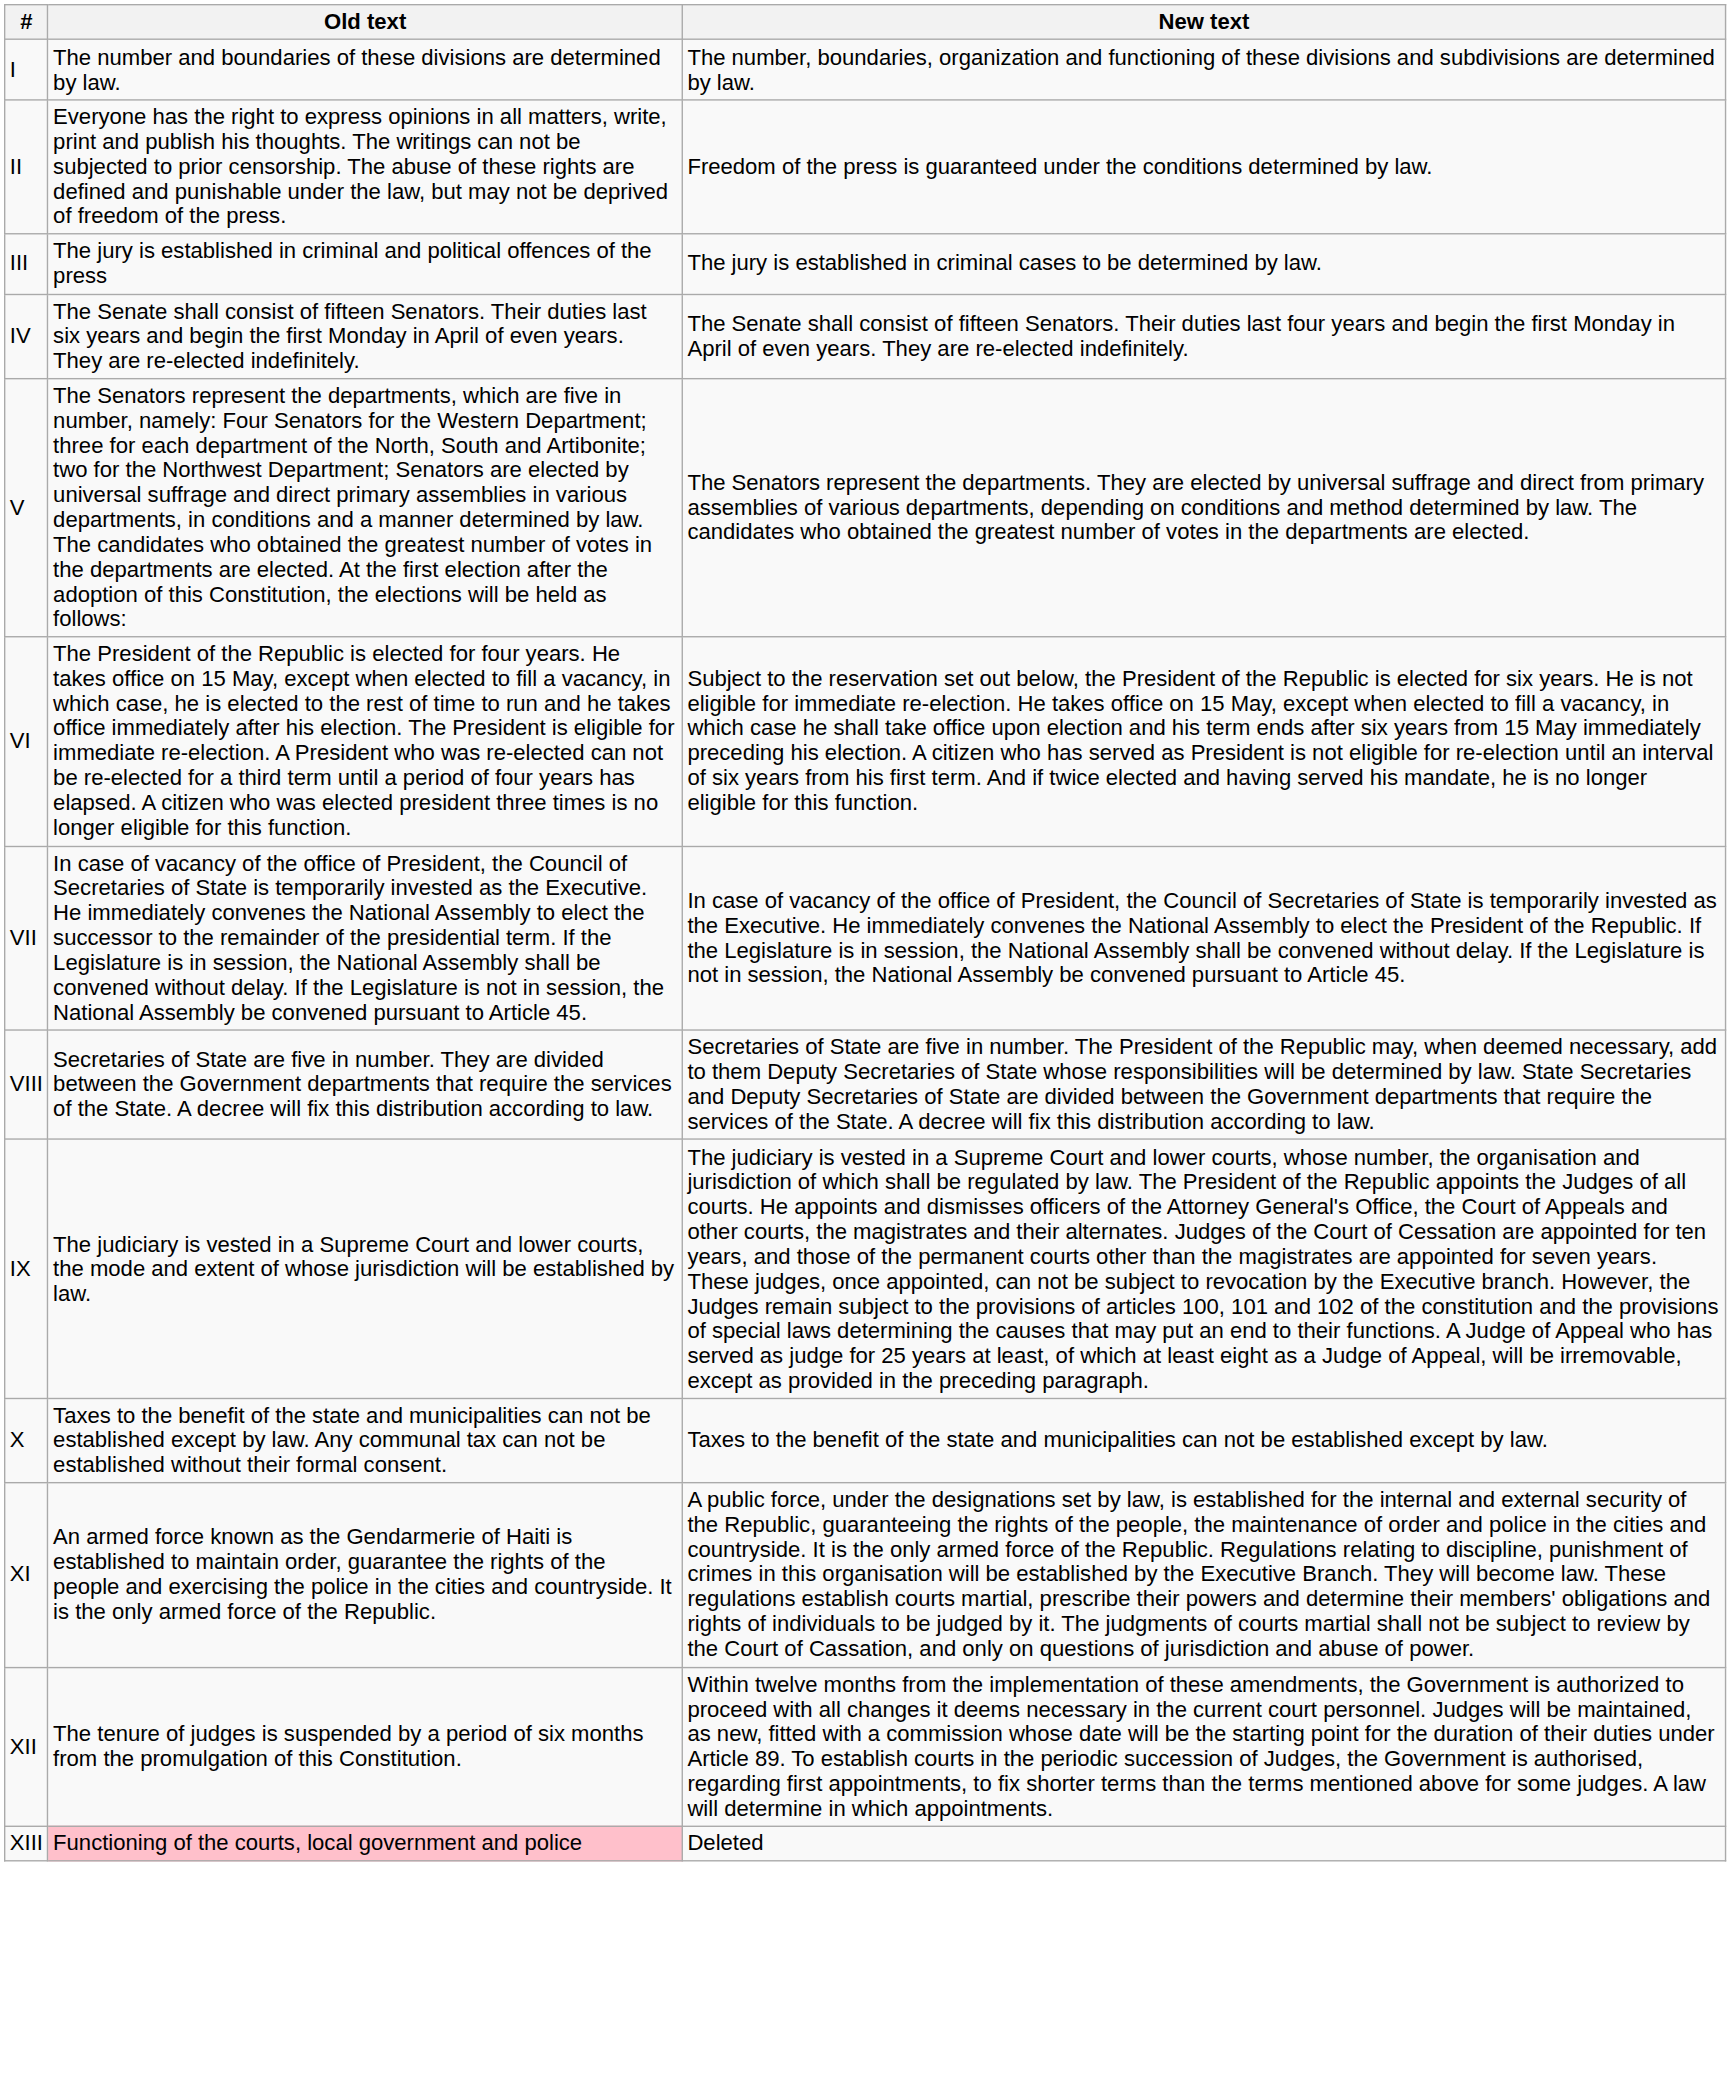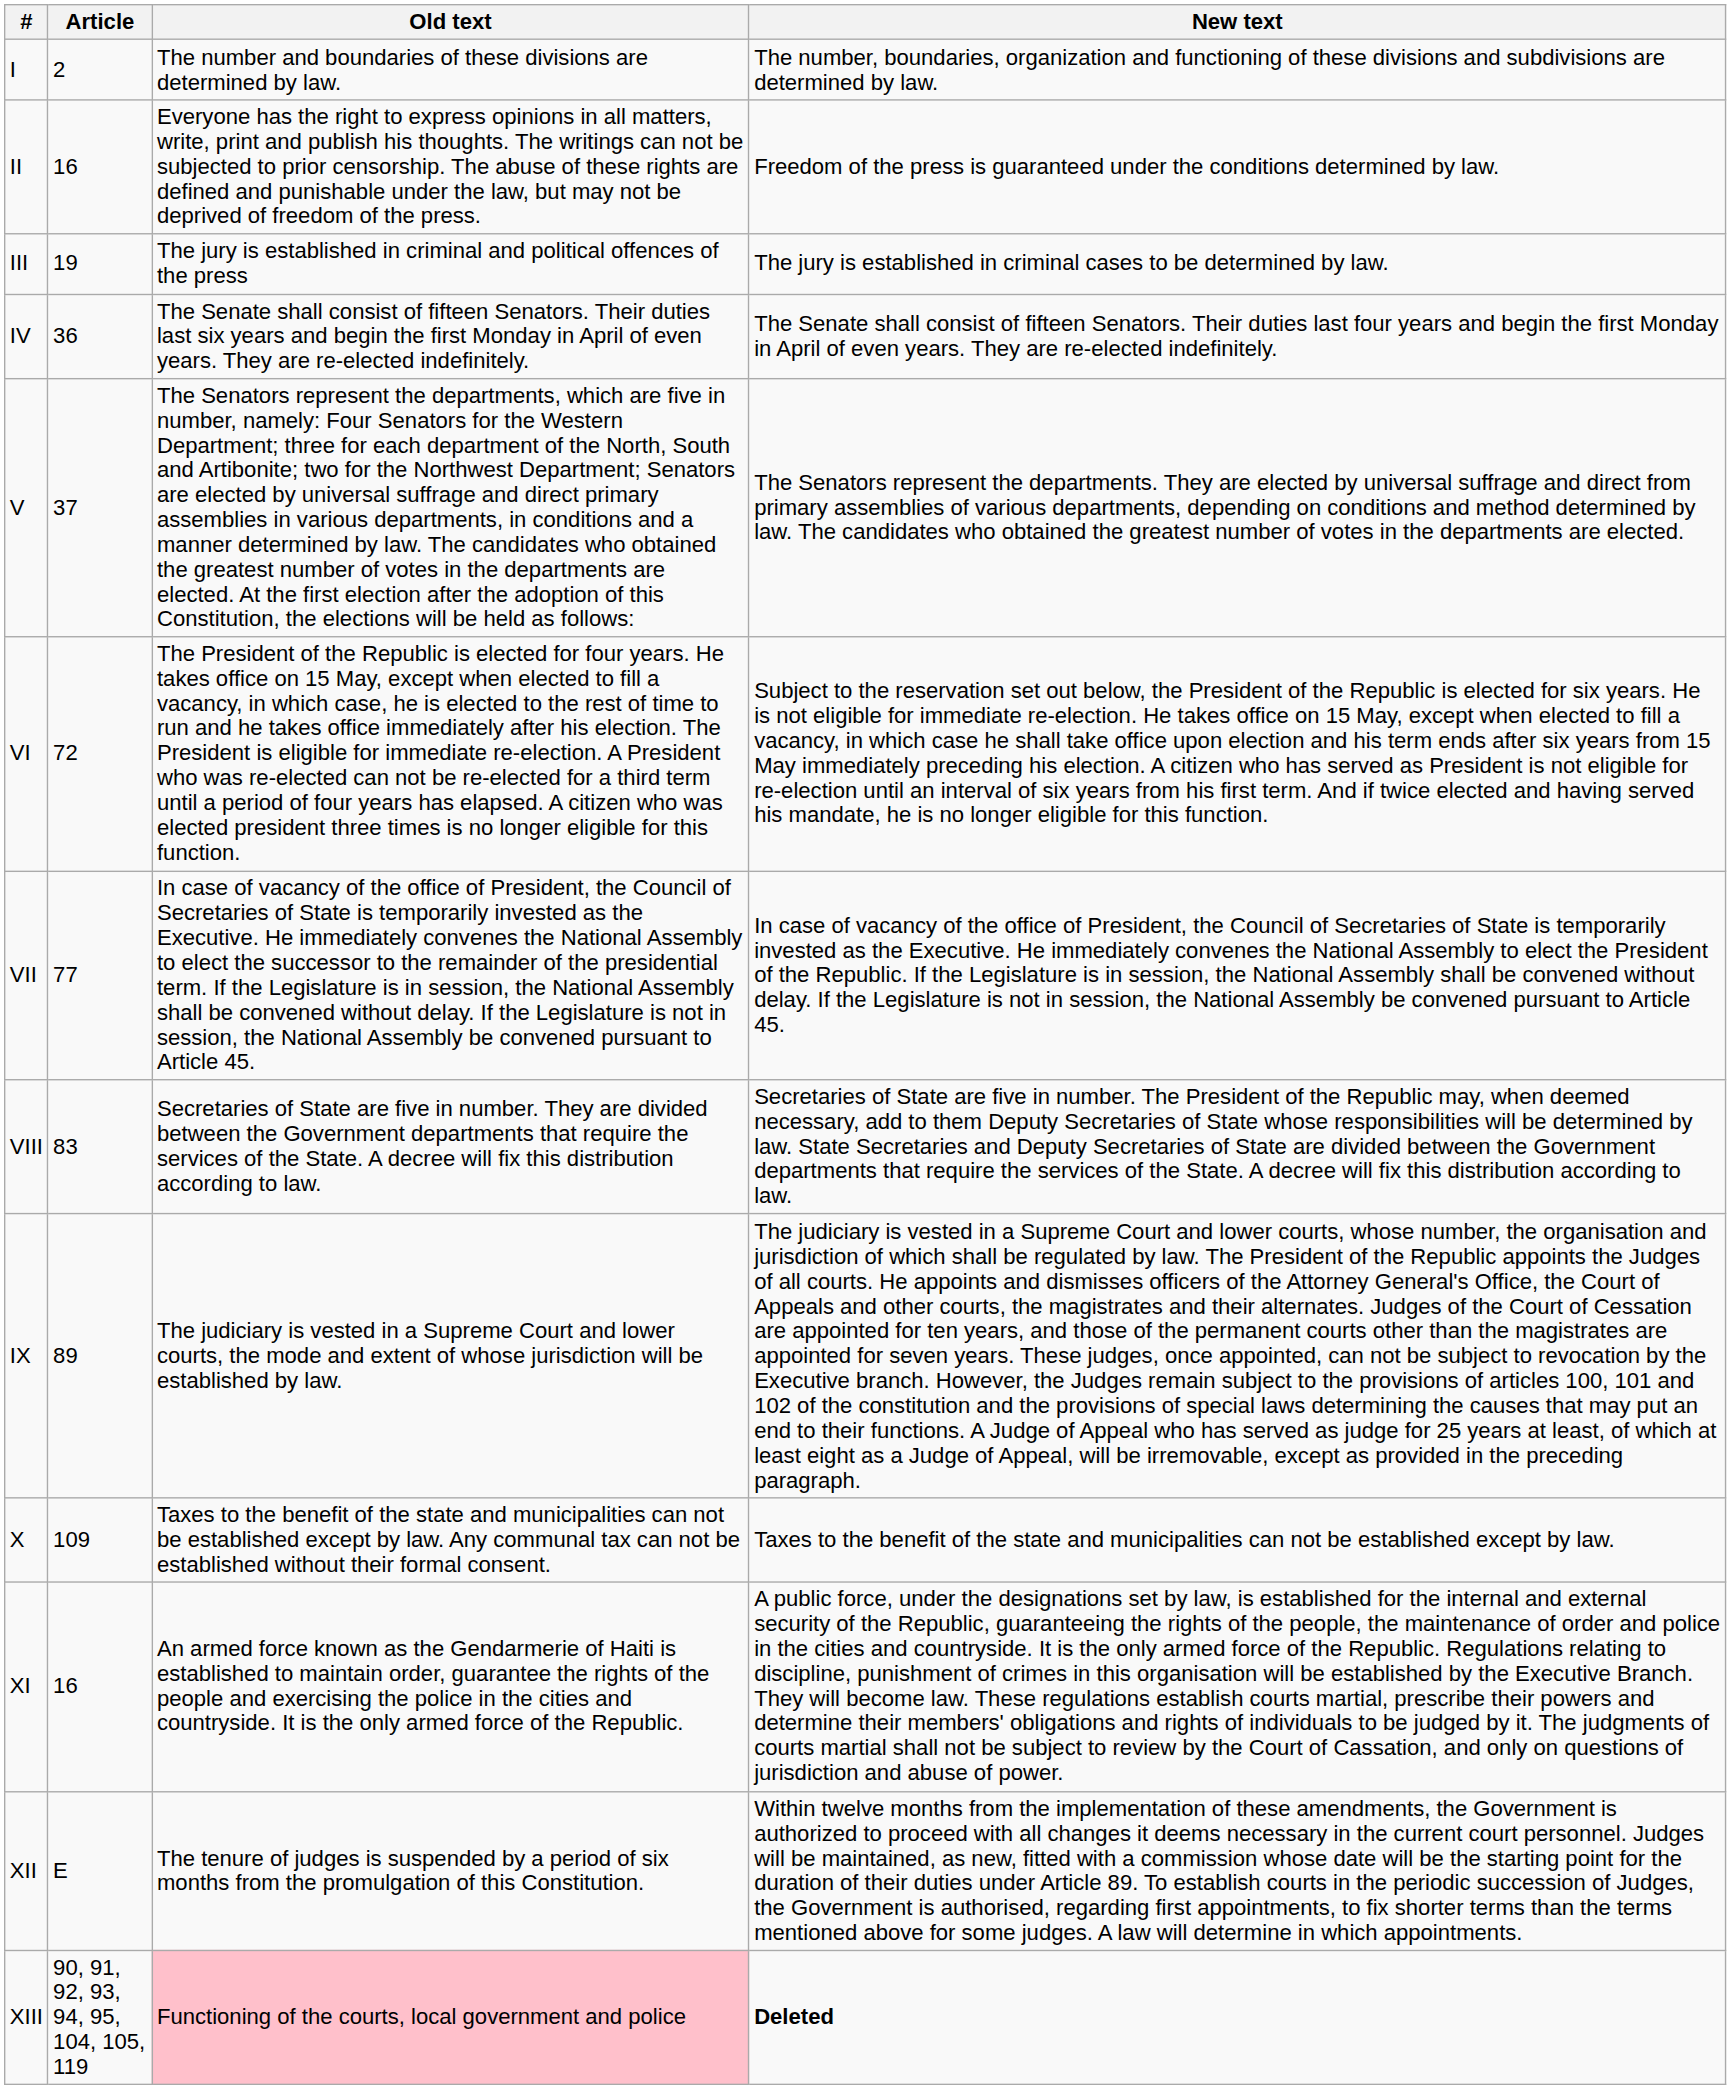+ column: (100, 22)
(725, 1843) normal -> (794, 2017) bold
